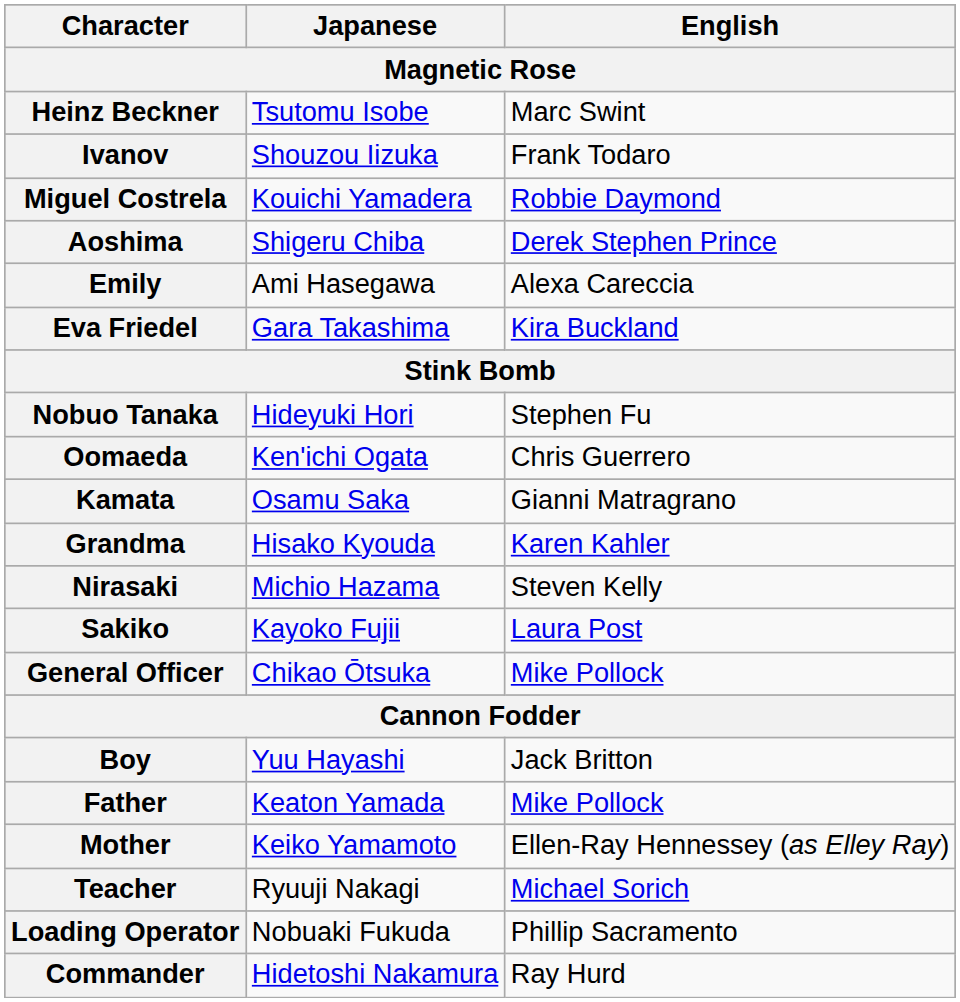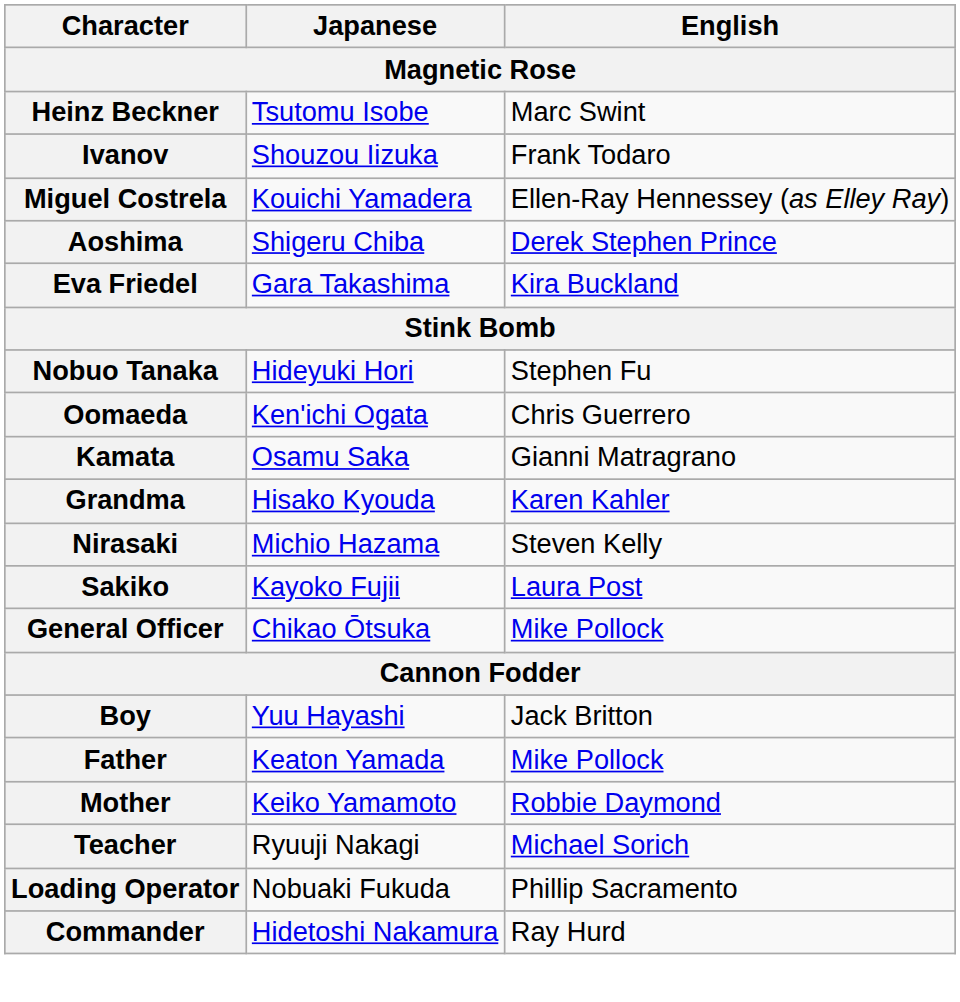(616, 198) Robbie Daymond -> (730, 198) Ellen-Ray Hennessey (as Elley Ray)
- row: (125, 284)
(730, 845) Ellen-Ray Hennessey (as Elley Ray) -> (616, 802) Robbie Daymond
